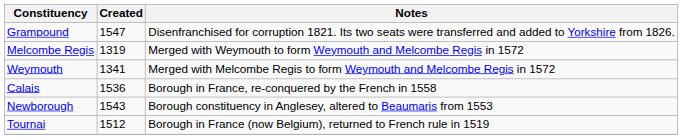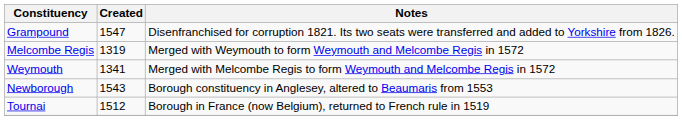- row: (23, 87)
